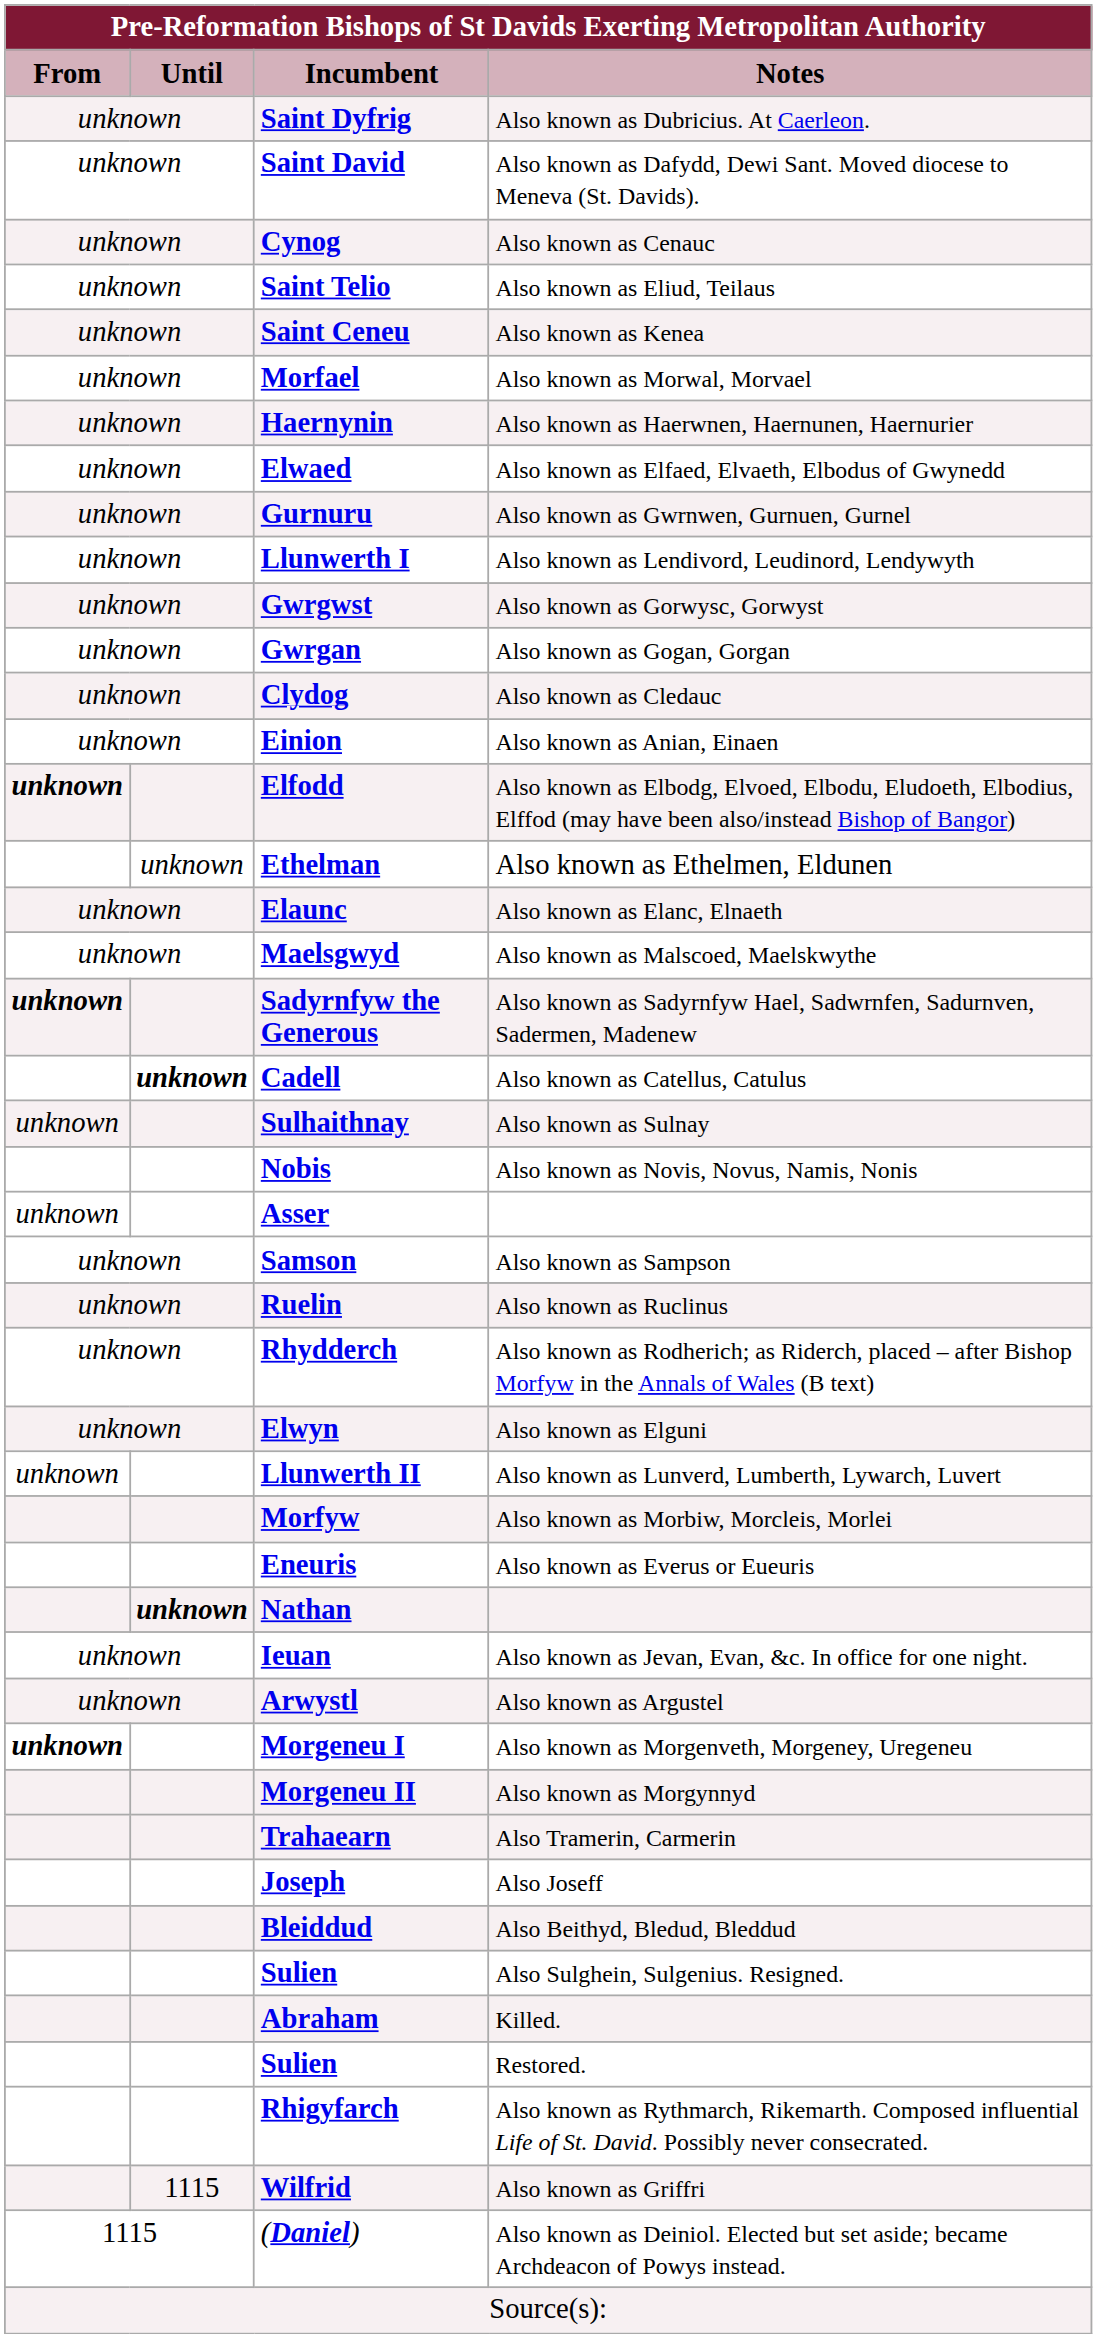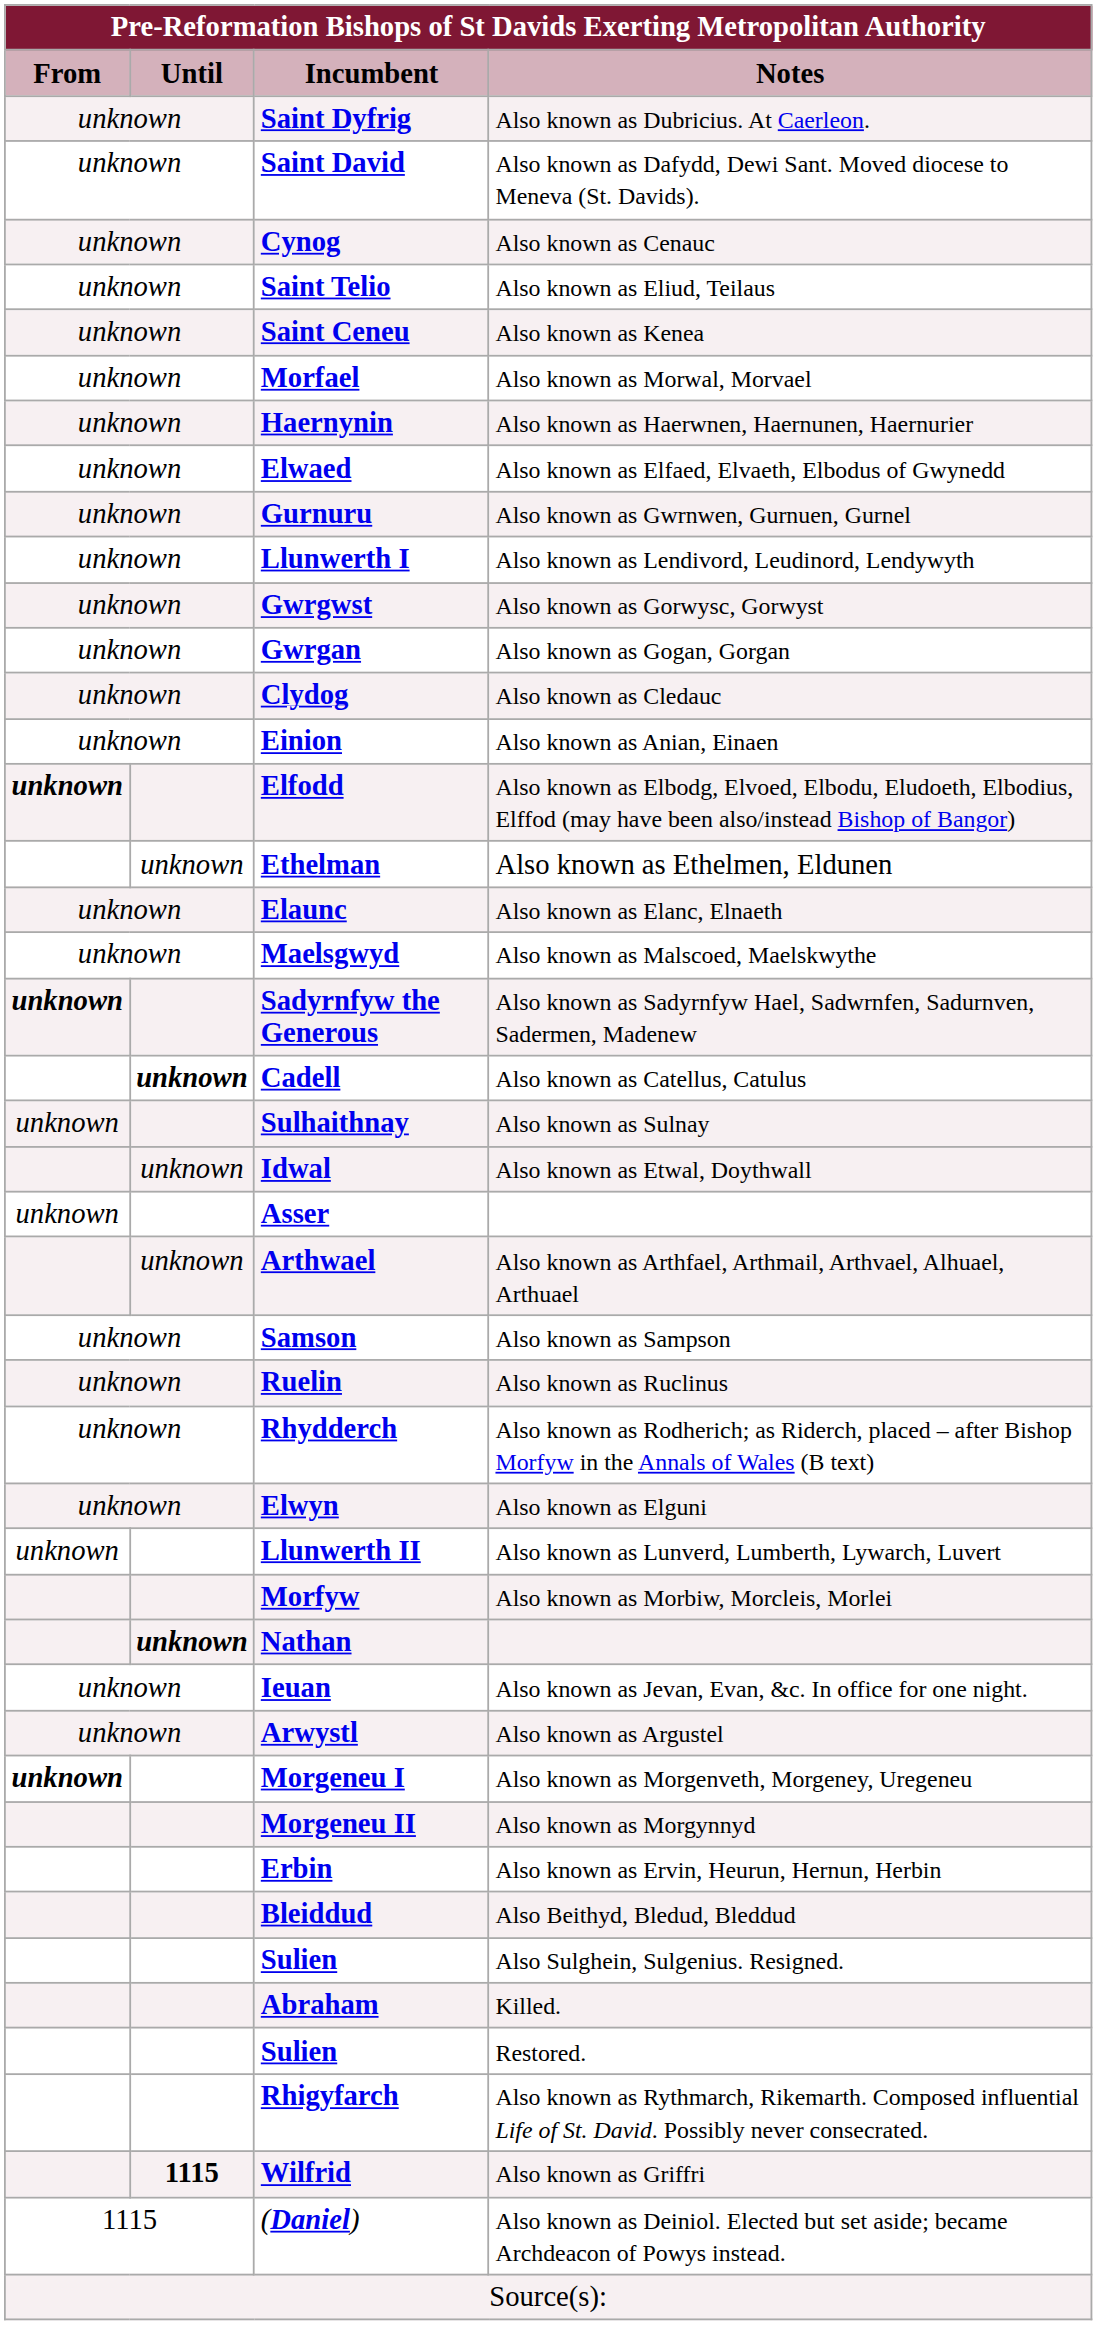- row: (296, 1168)
+ row: (296, 1168)
+ row: (318, 1259)
- row: (309, 1564)
+ row: (297, 1868)
- row: (326, 1836)
- row: (303, 1882)
(192, 2186) normal -> (192, 2173) bold
